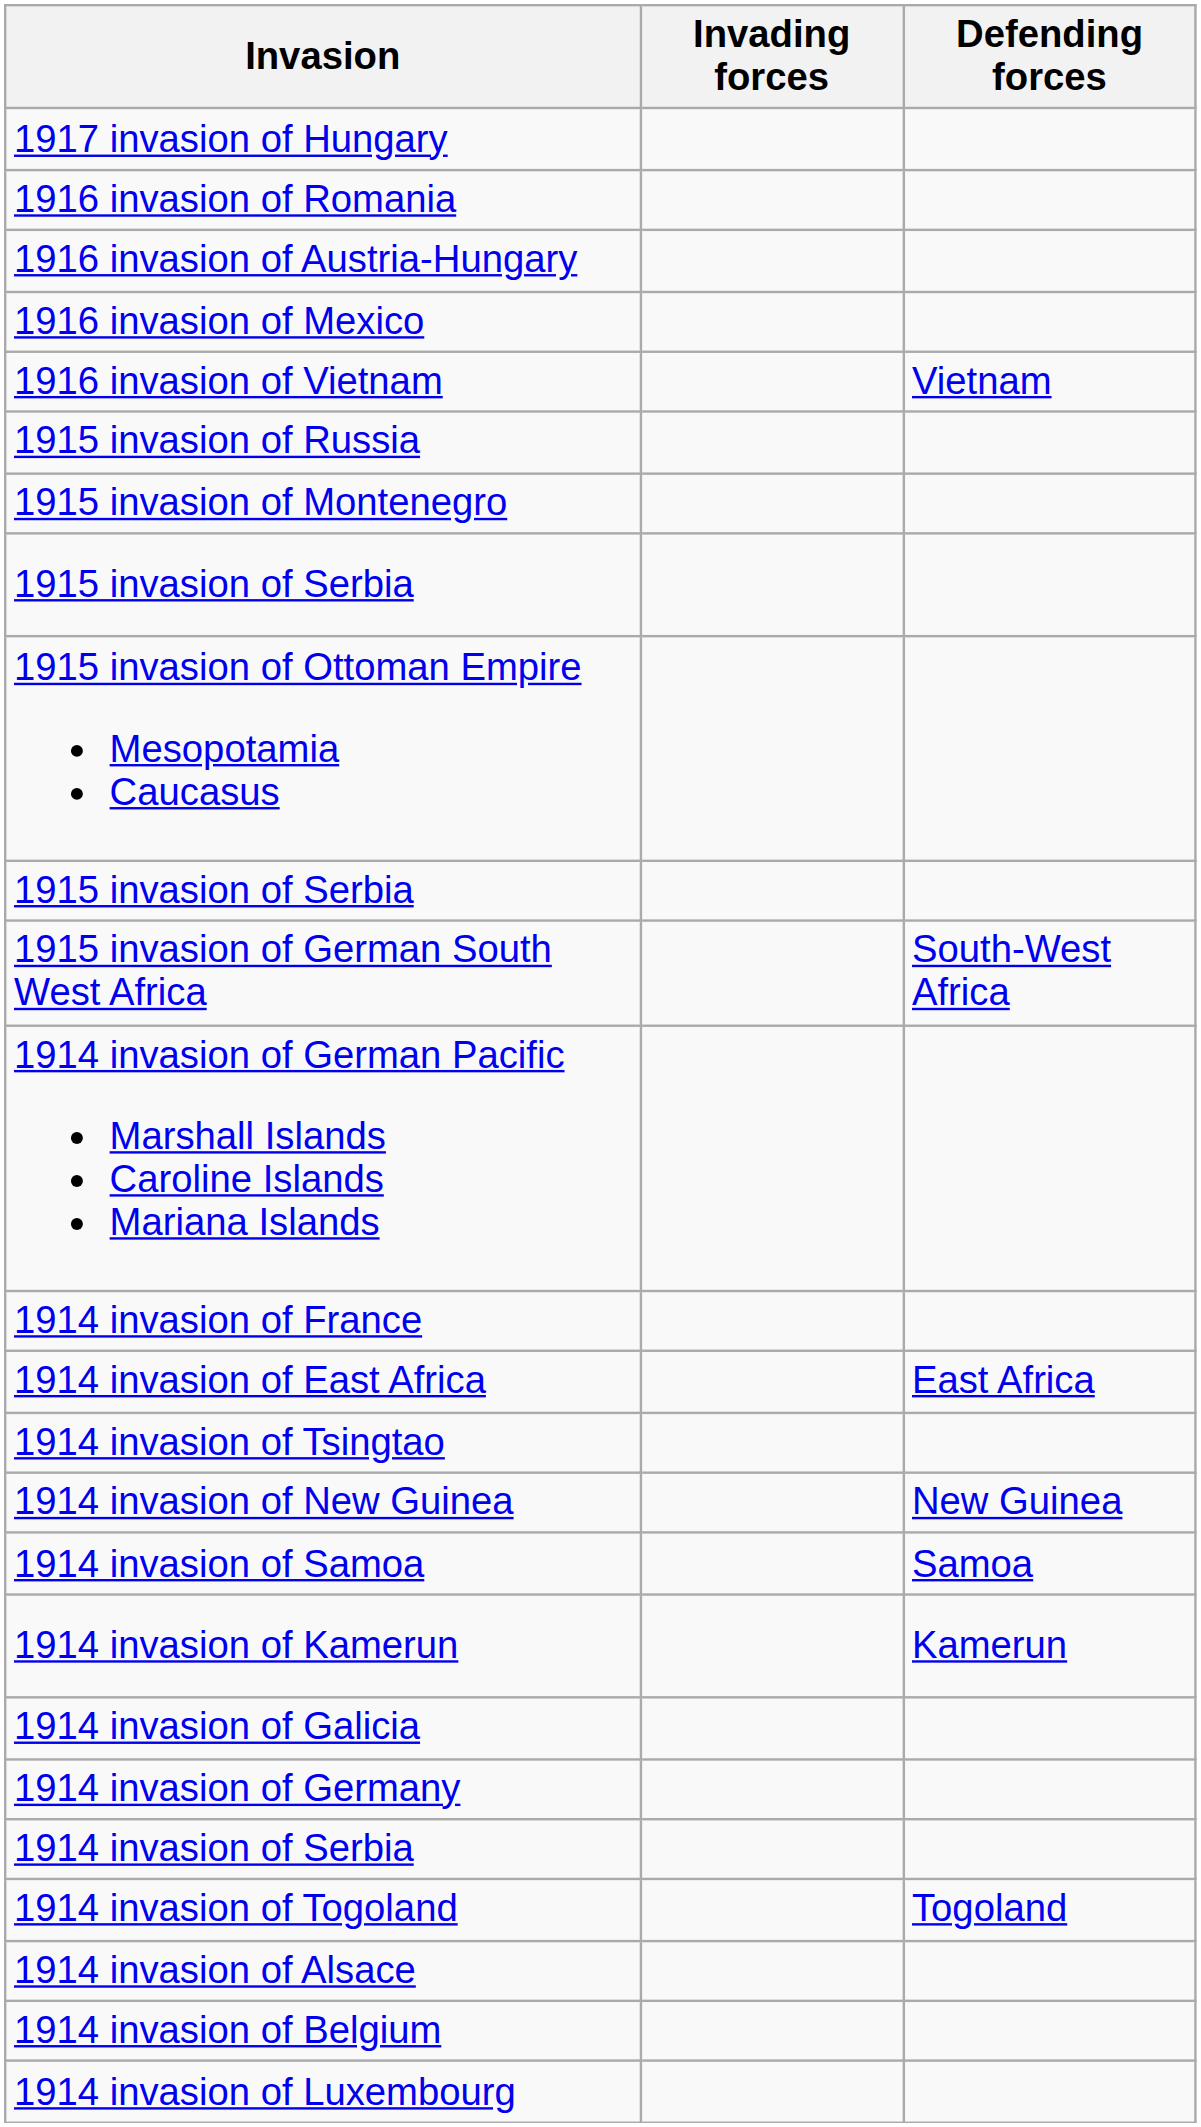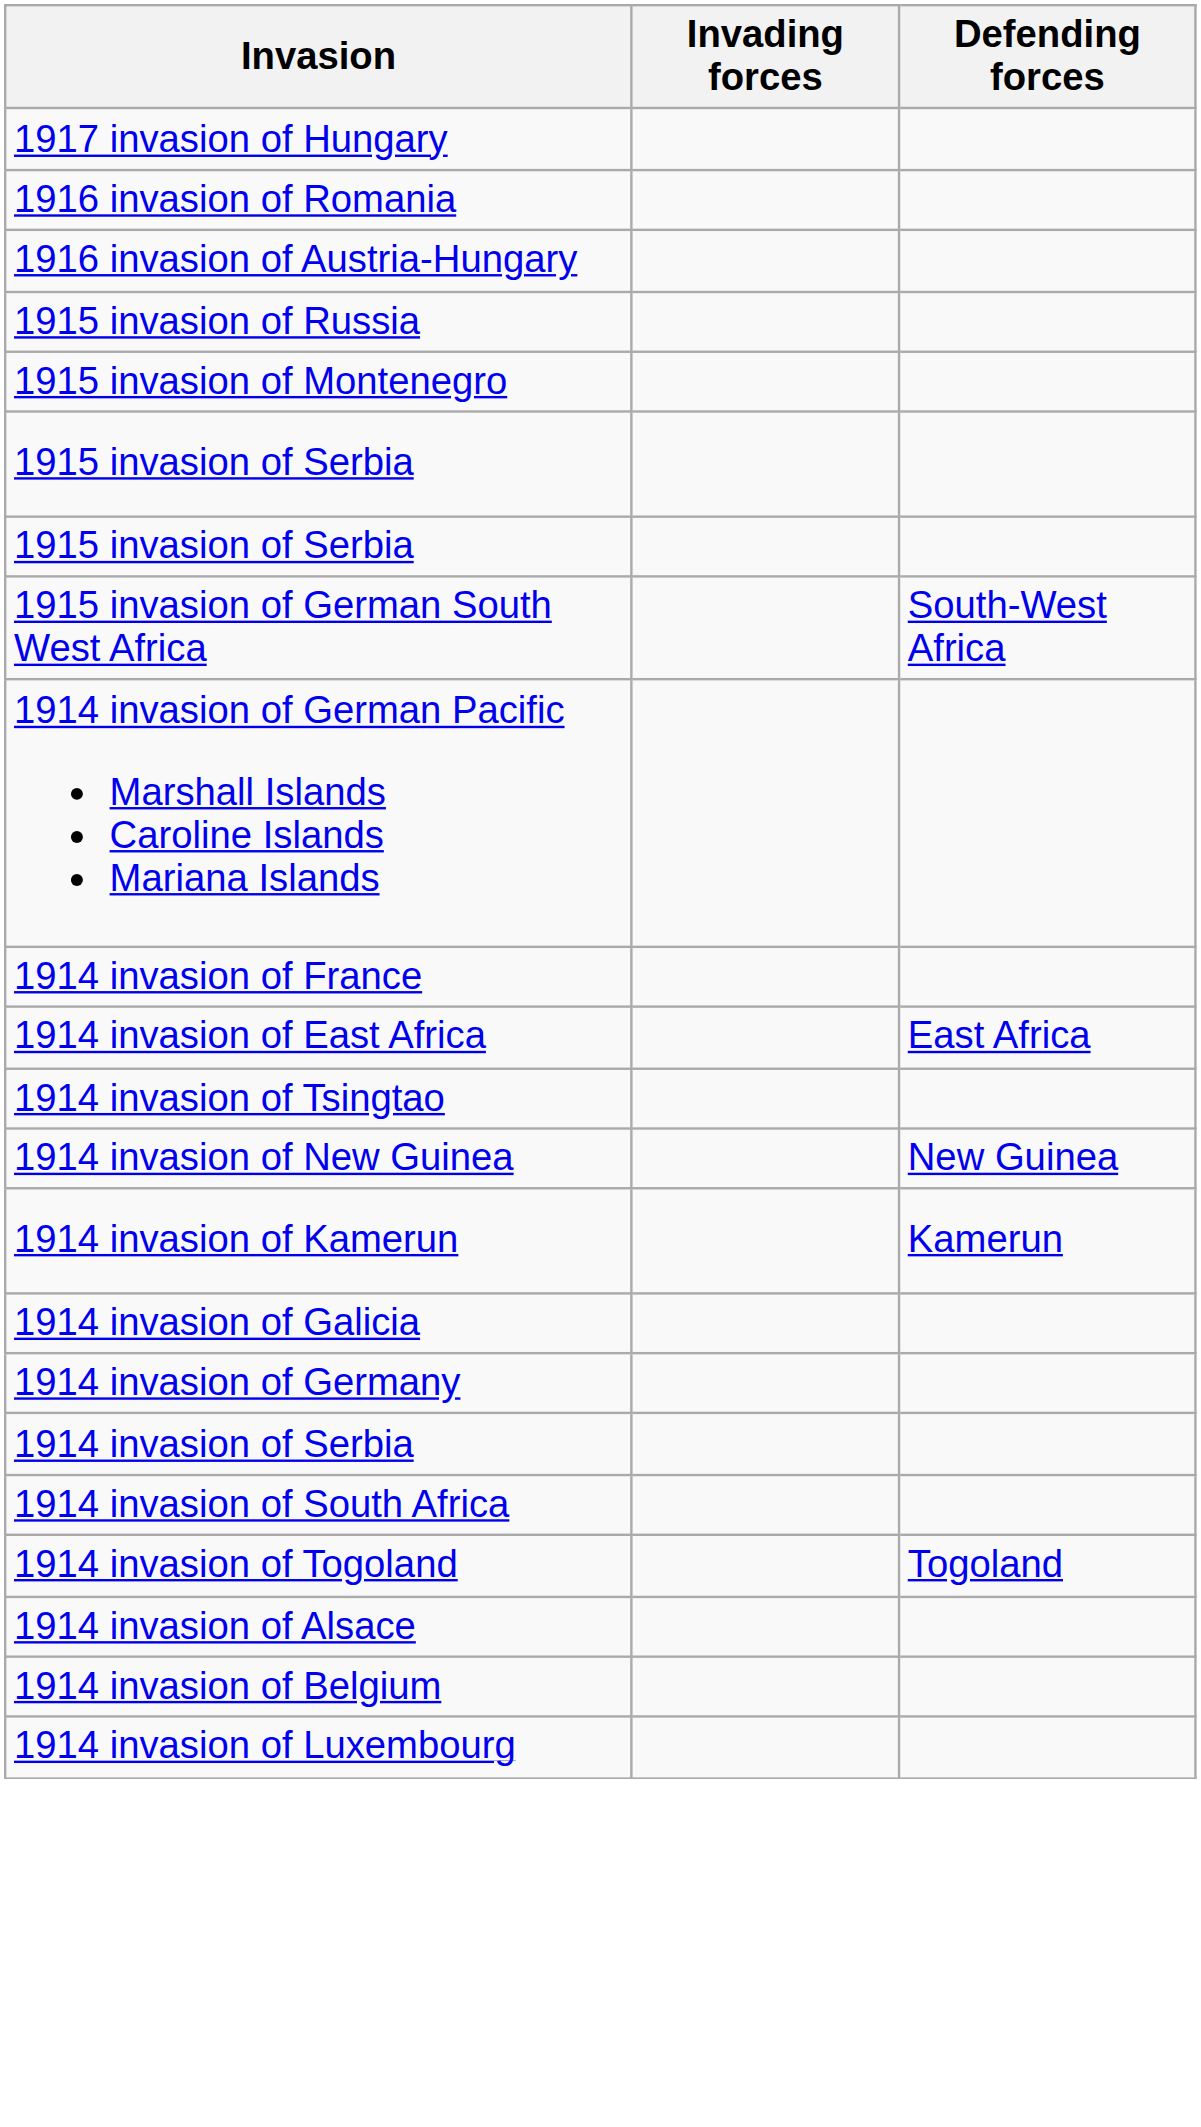- row: (219, 320)
- row: (228, 381)
- row: (323, 730)
- row: (219, 1562)
+ row: (262, 1504)
